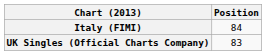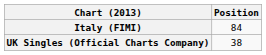(236, 42) 83 -> (236, 42) 38
